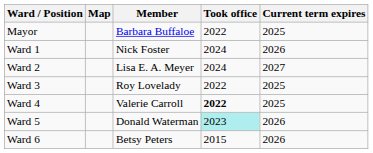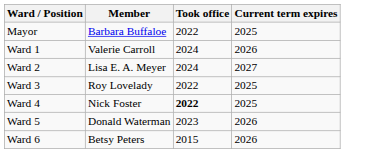- column: (99, 13)
(143, 49) Nick Foster -> (122, 49) Valerie Carroll
(150, 103) Valerie Carroll -> (115, 103) Nick Foster
(215, 121) paleturquoise background -> (187, 121) no background
